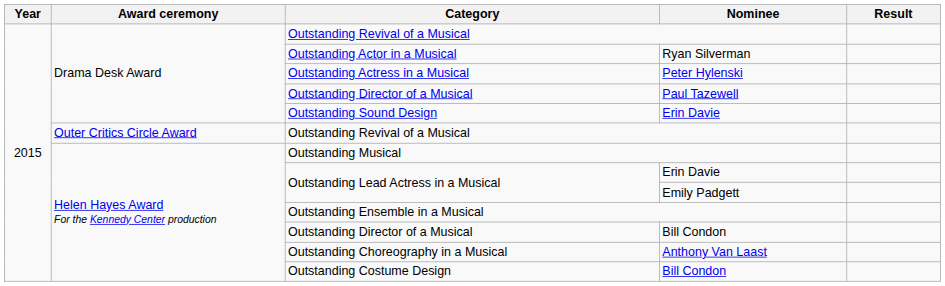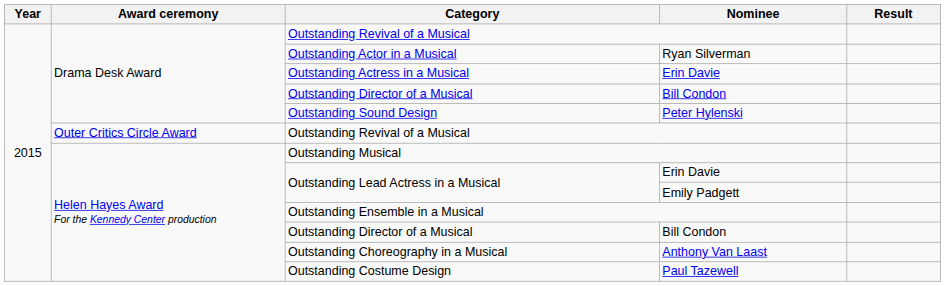(703, 73) Peter Hylenski -> (691, 73) Erin Davie
(700, 93) Paul Tazewell -> (694, 93) Bill Condon
(691, 113) Erin Davie -> (703, 113) Peter Hylenski
(694, 271) Bill Condon -> (700, 271) Paul Tazewell
